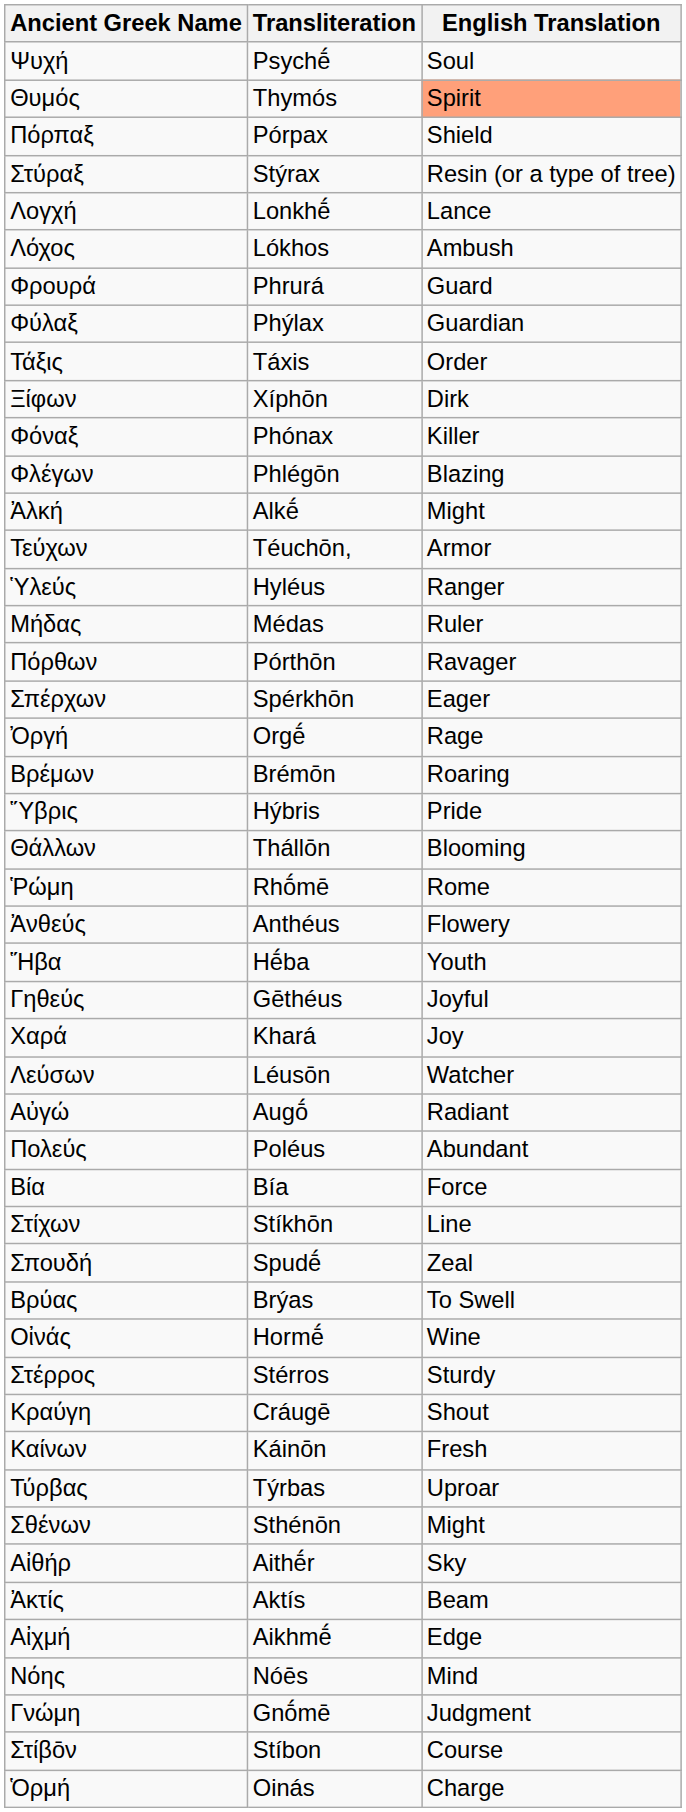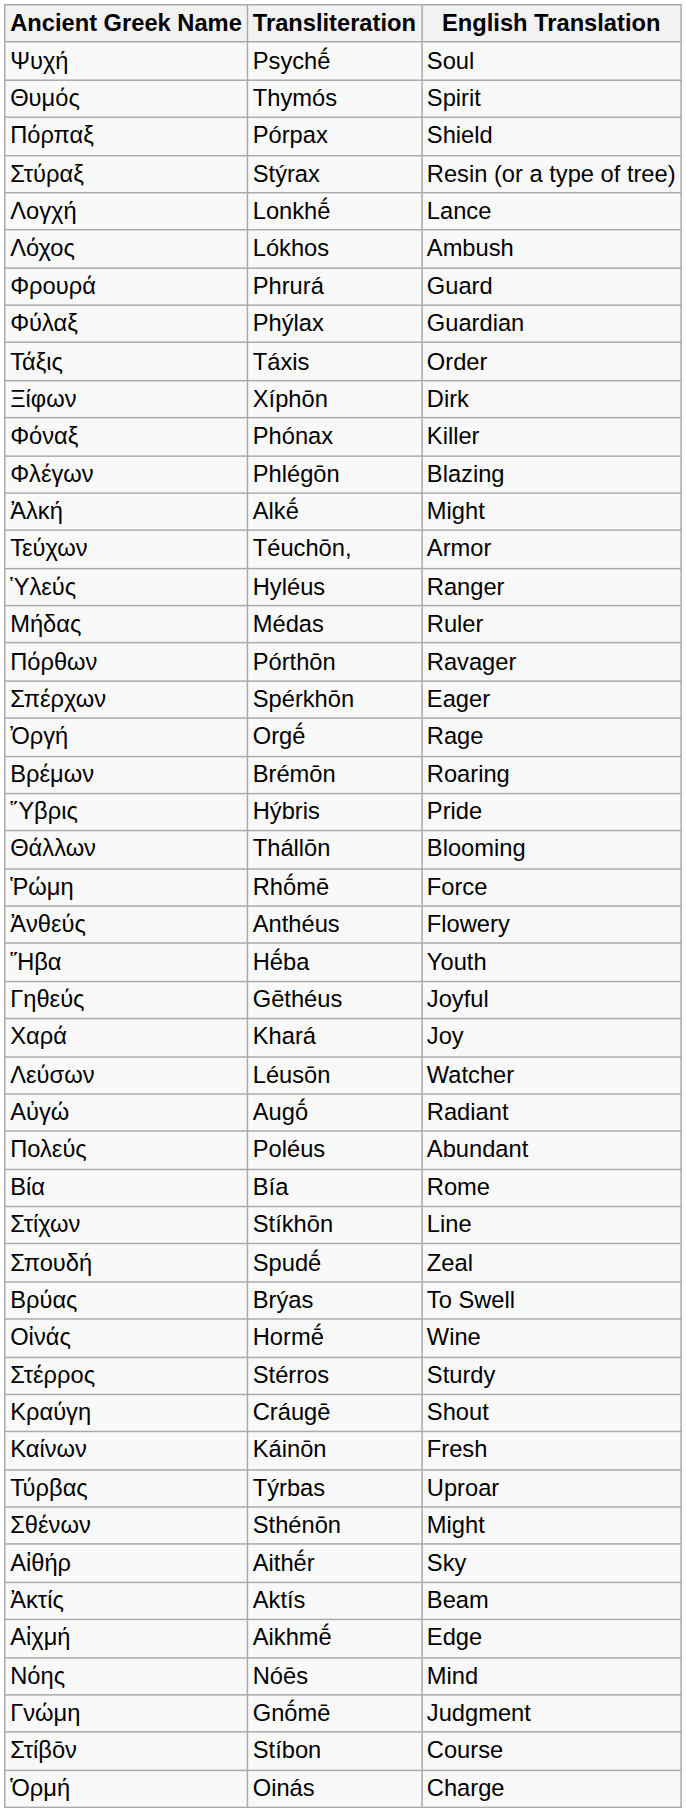(454, 98) lightsalmon background -> (454, 98) no background
(458, 887) Rome -> (457, 887) Force
(457, 1187) Force -> (458, 1187) Rome
